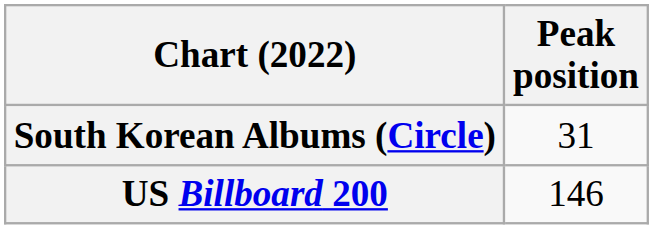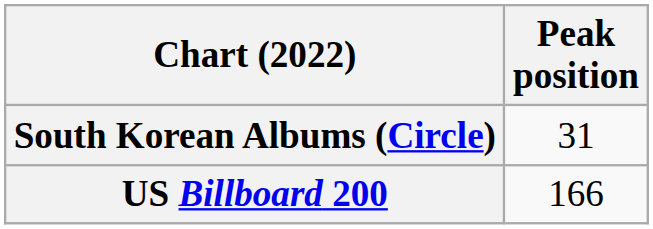(576, 193) 146 -> (576, 193) 166
